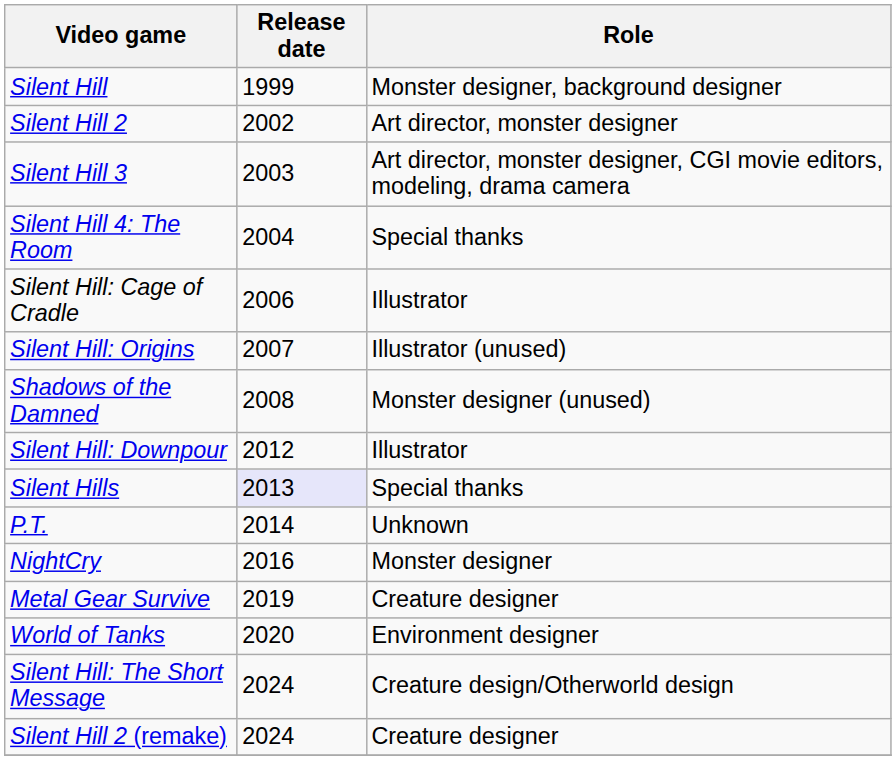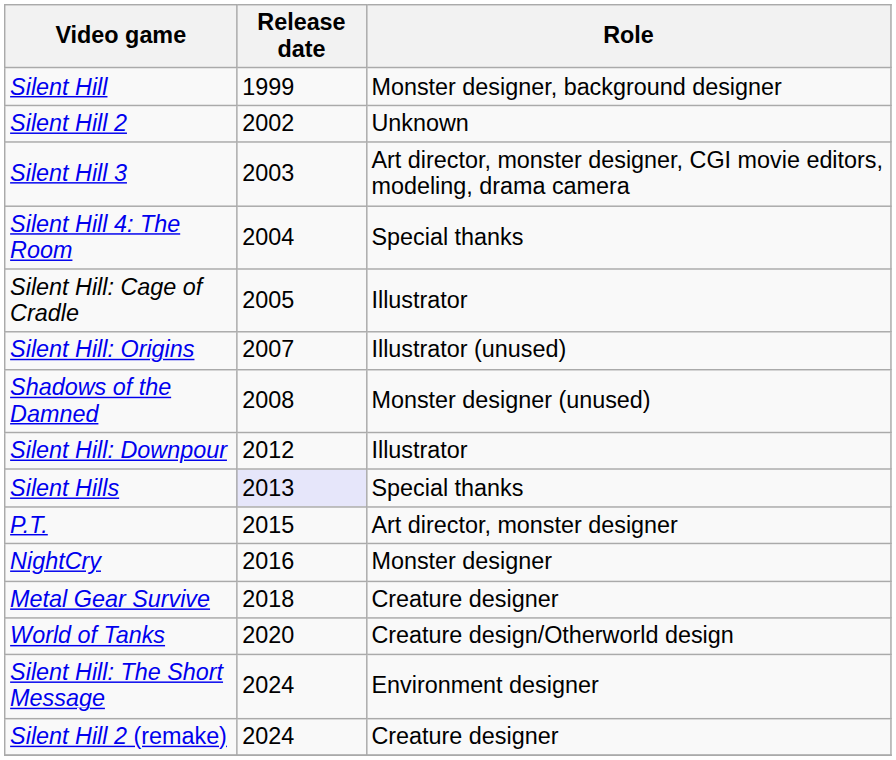(525, 123) Art director, monster designer -> (420, 123) Unknown
(268, 300) 2006 -> (268, 300) 2005
(268, 524) 2014 -> (268, 524) 2015
(420, 524) Unknown -> (525, 524) Art director, monster designer
(268, 598) 2019 -> (268, 598) 2018
(485, 636) Environment designer -> (553, 636) Creature design/Otherworld design
(553, 686) Creature design/Otherworld design -> (485, 686) Environment designer
